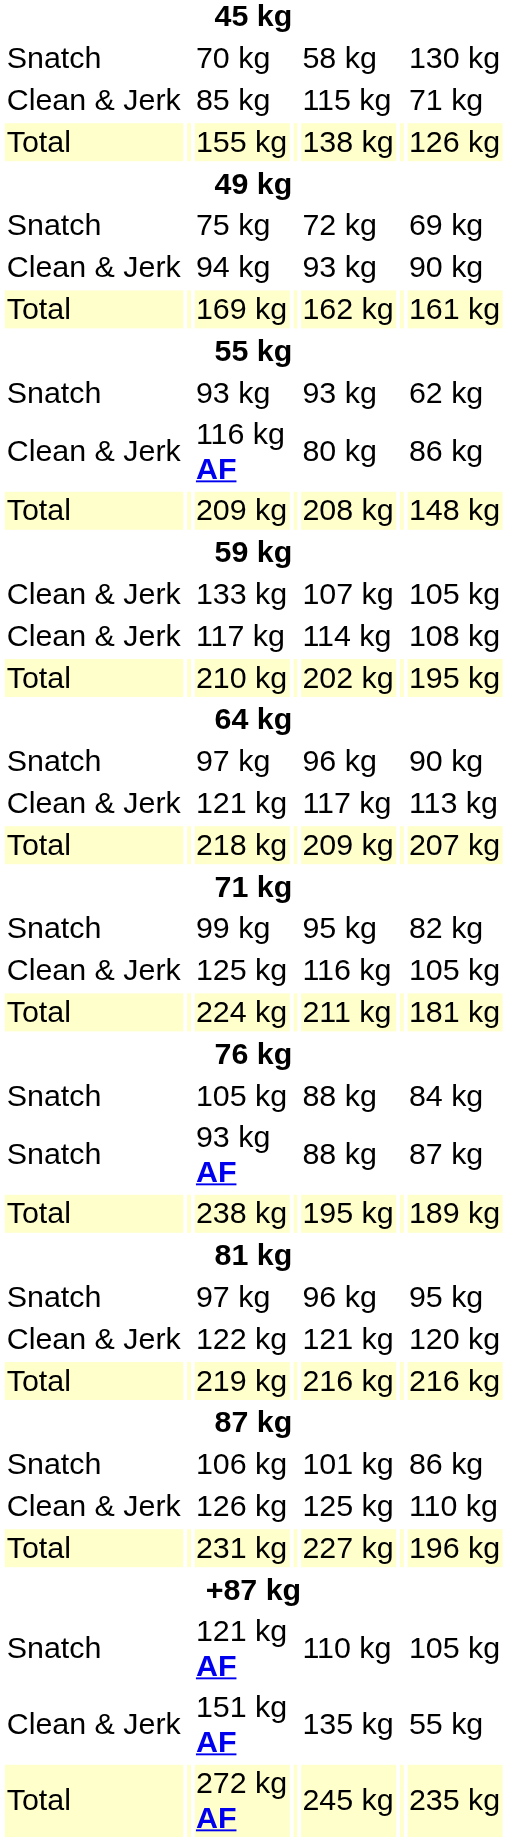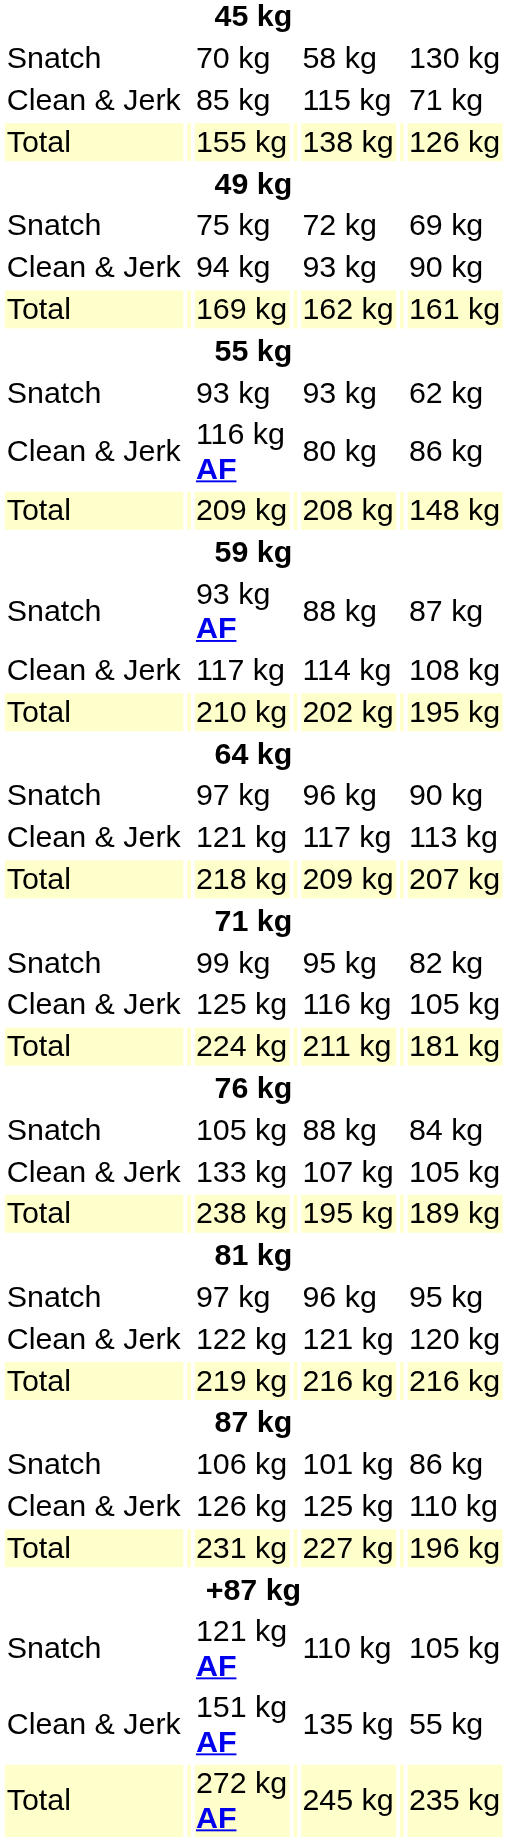rows swapped: (54, 1154) <-> (94, 593)
